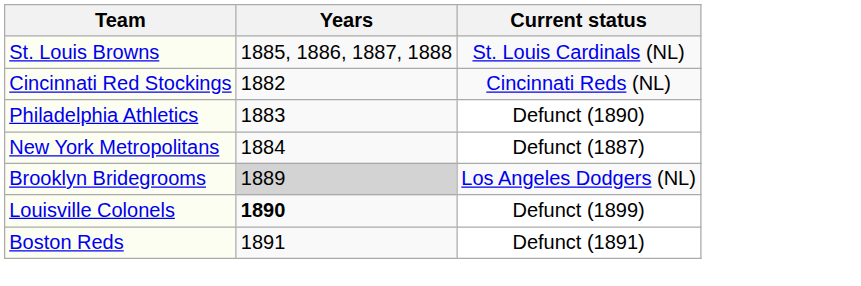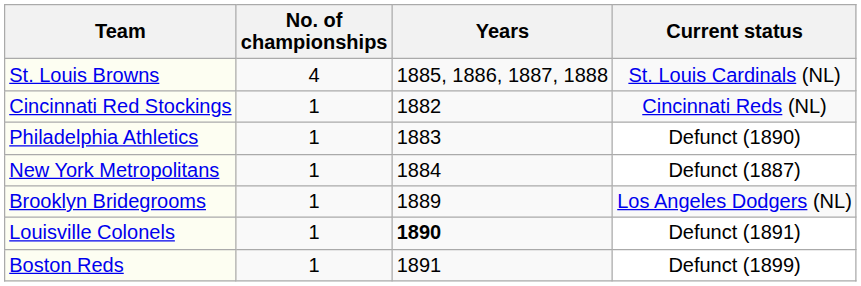+ column: (314, 31)
(263, 178) lightgrey background -> (419, 201) no background
(579, 210) Defunct (1899) -> (735, 233) Defunct (1891)
(579, 242) Defunct (1891) -> (735, 264) Defunct (1899)
